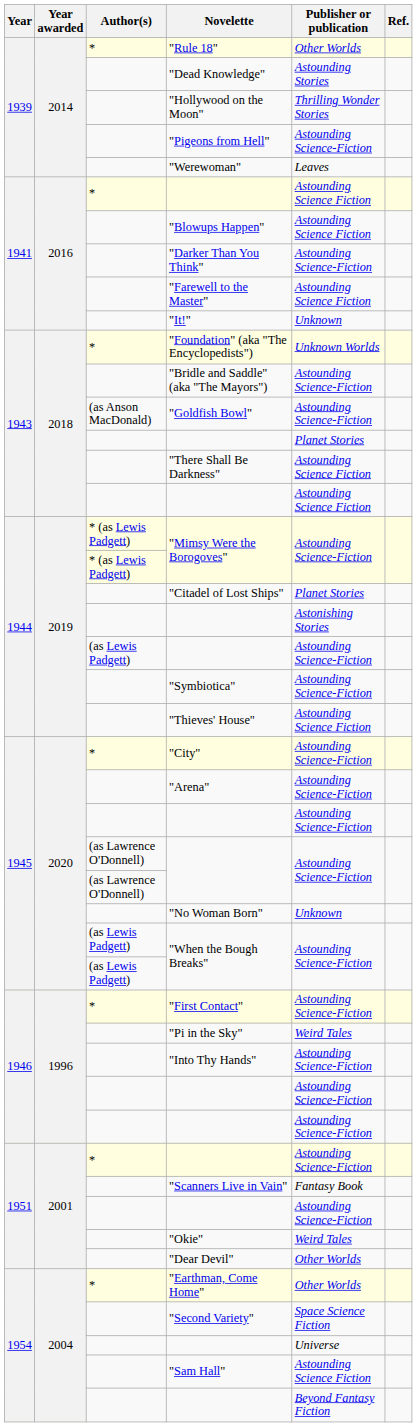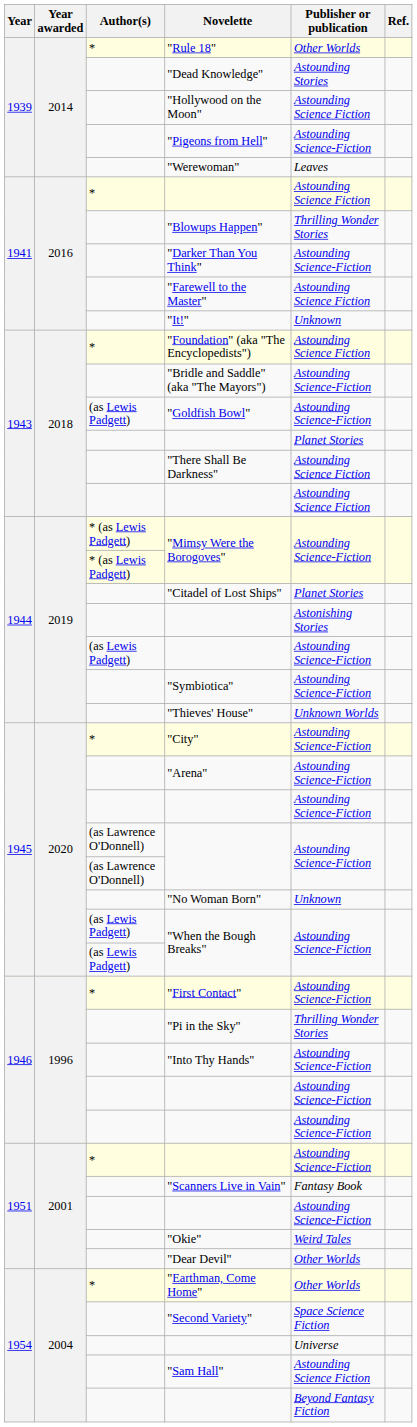(337, 107) Thrilling Wonder Stories -> (332, 107) Astounding Science Fiction
(333, 227) Astounding Science Fiction -> (336, 227) Thrilling Wonder Stories
(337, 347) Unknown Worlds -> (332, 347) Astounding Science Fiction
(120, 413) (as Anson MacDonald) -> (113, 413) (as Lewis Padgett)
(333, 720) Astounding Science Fiction -> (336, 713) Unknown Worlds
(323, 1033) Weird Tales -> (336, 1026) Thrilling Wonder Stories
